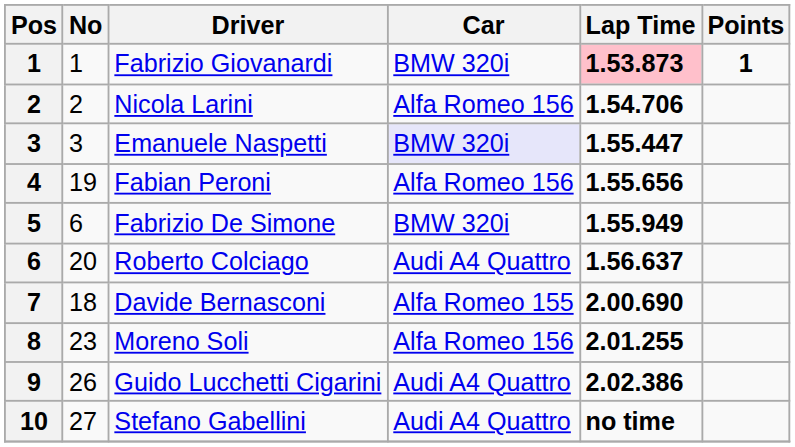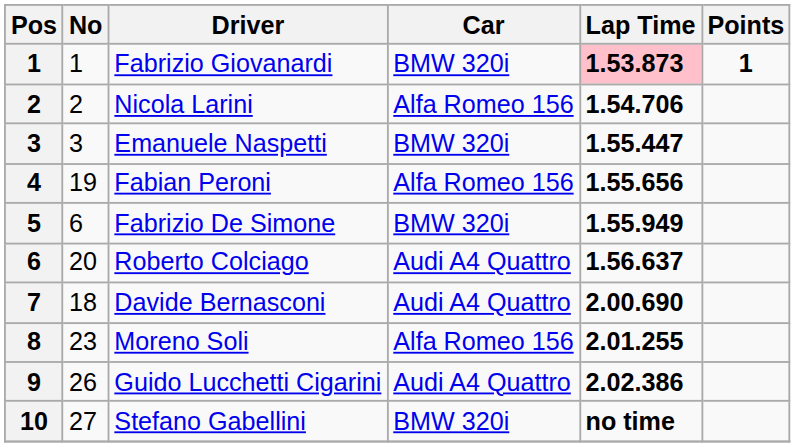(451, 143) lavender background -> (451, 143) no background
(483, 302) Alfa Romeo 155 -> (482, 302) Audi A4 Quattro
(482, 421) Audi A4 Quattro -> (451, 421) BMW 320i
